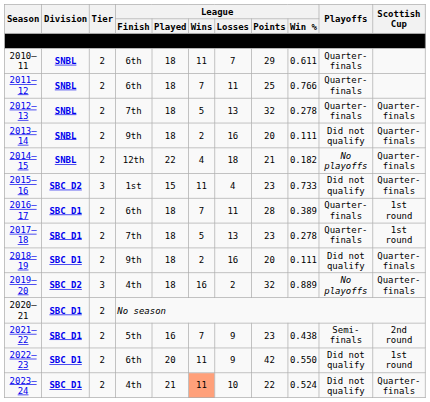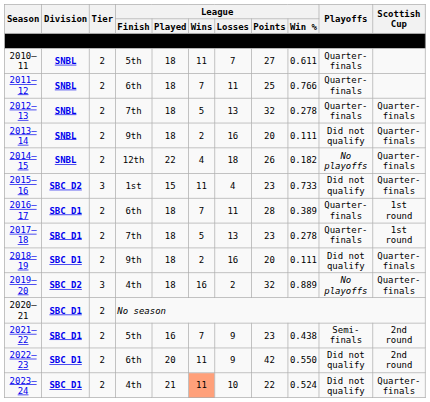(134, 61) 6th -> (134, 61) 5th
(269, 61) 29 -> (269, 61) 27
(269, 161) 21 -> (269, 161) 26
(399, 360) 1st round -> (399, 360) 2nd round
